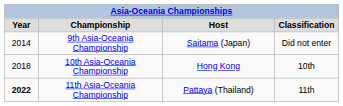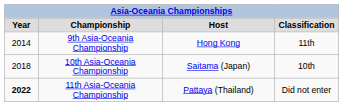(218, 44) Saitama (Japan) -> (218, 44) Hong Kong
(306, 44) Did not enter -> (306, 44) 11th
(218, 67) Hong Kong -> (218, 67) Saitama (Japan)
(306, 90) 11th -> (306, 90) Did not enter
